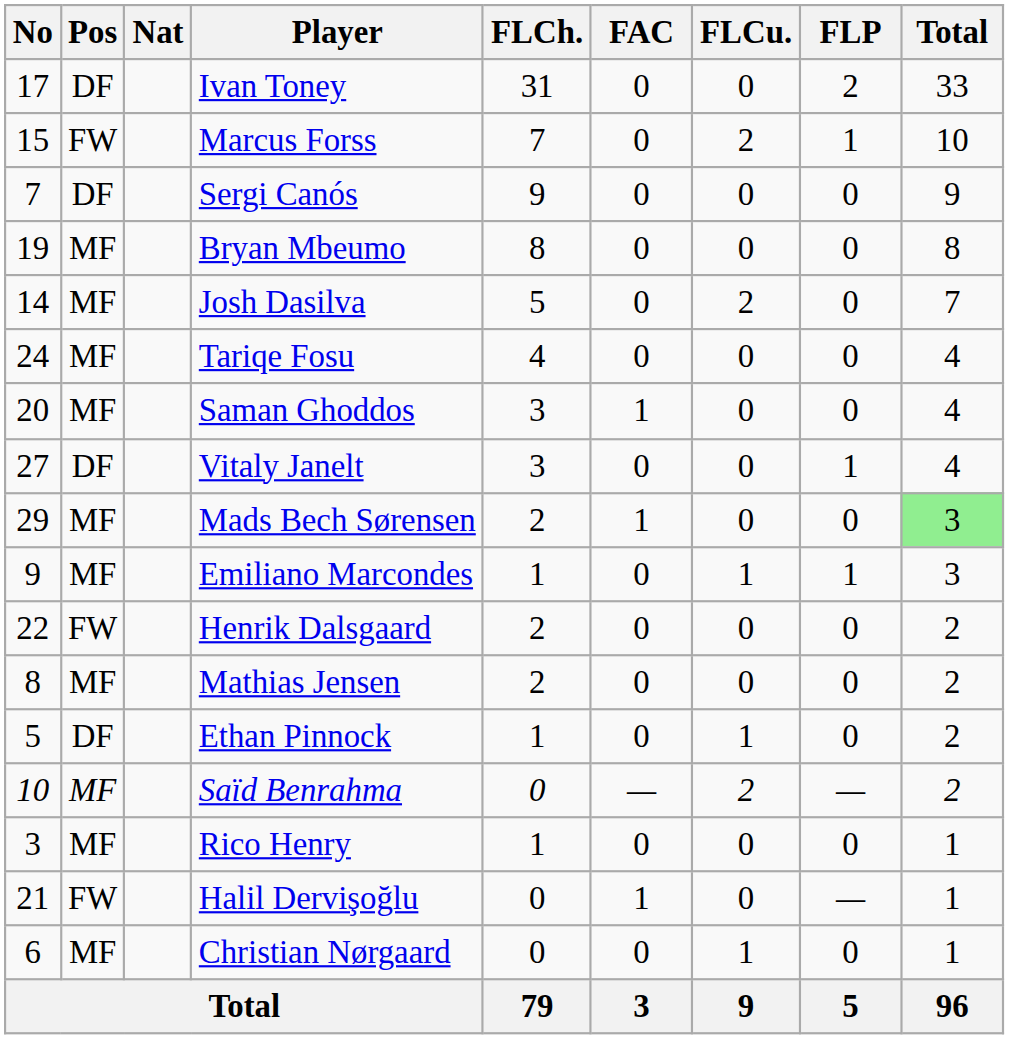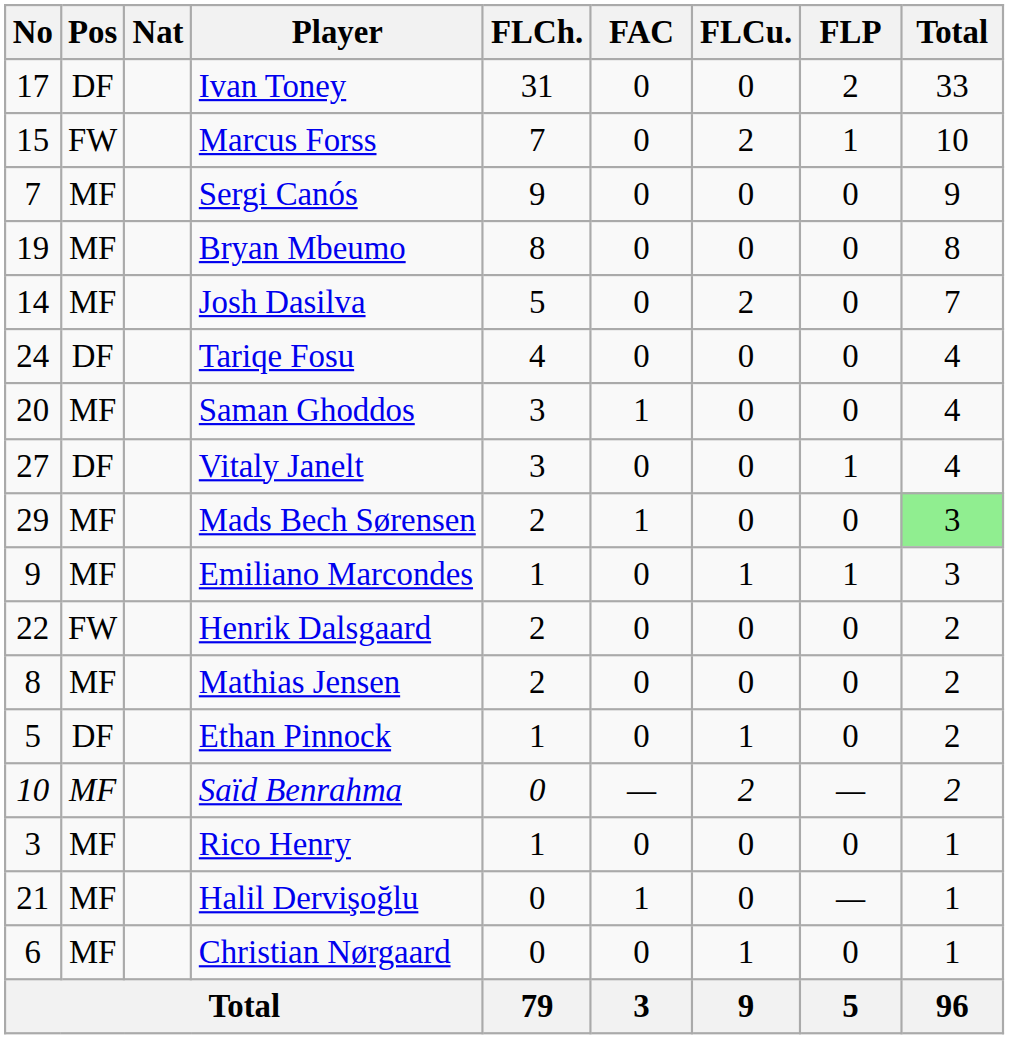(93, 194) DF -> (93, 194) MF
(93, 356) MF -> (93, 356) DF
(93, 897) FW -> (93, 897) MF
